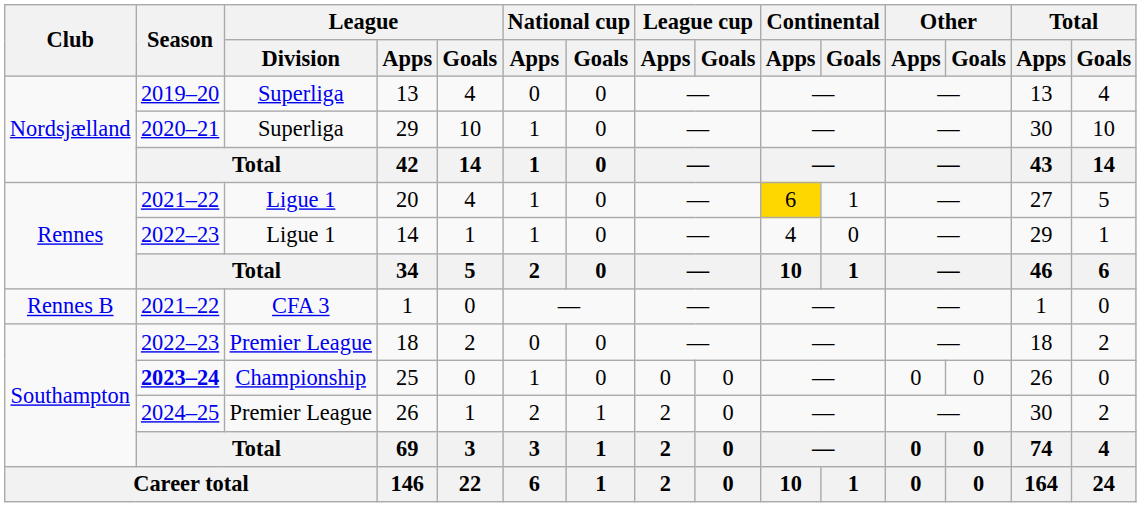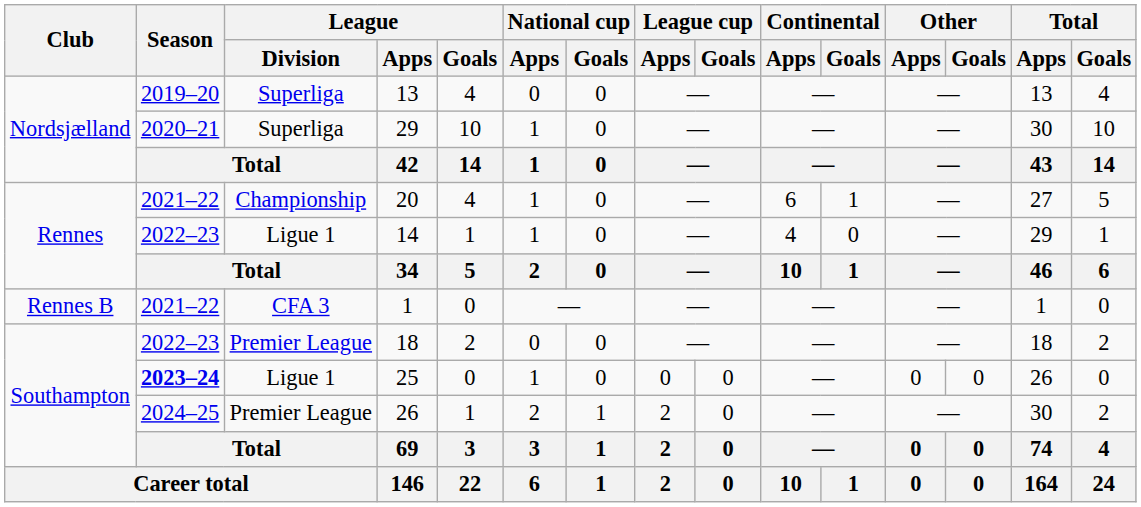(301, 199) Ligue 1 -> (301, 199) Championship
(791, 199) gold background -> (791, 199) no background
(301, 377) Championship -> (301, 377) Ligue 1
